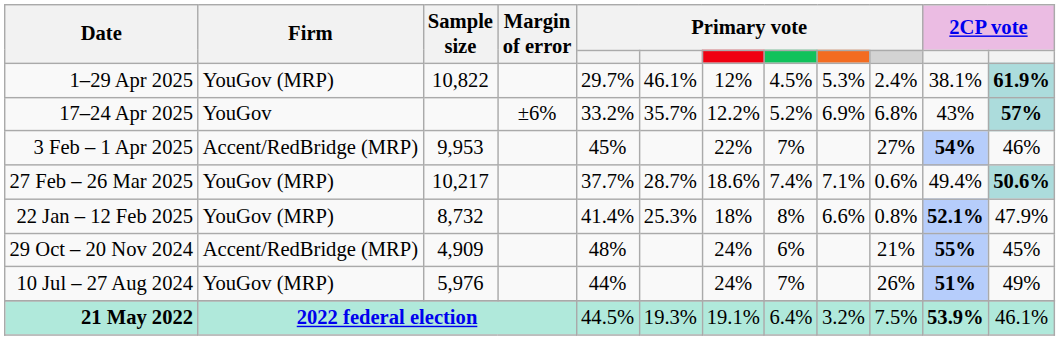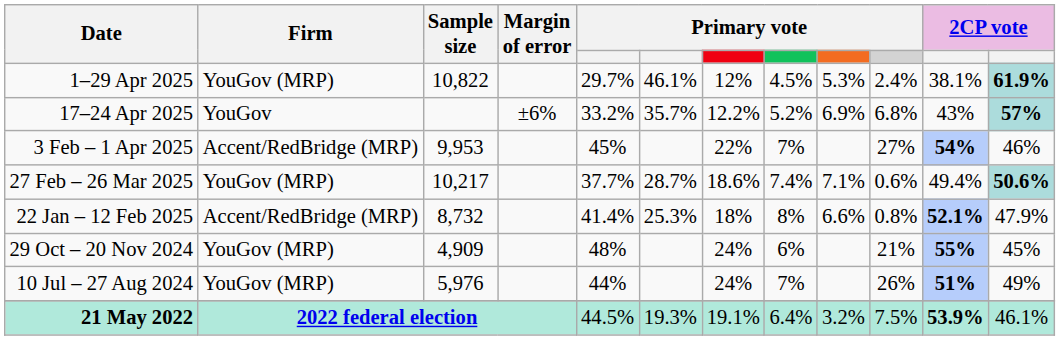(268, 215) YouGov (MRP) -> (310, 215) Accent/RedBridge (MRP)
(310, 249) Accent/RedBridge (MRP) -> (268, 249) YouGov (MRP)
